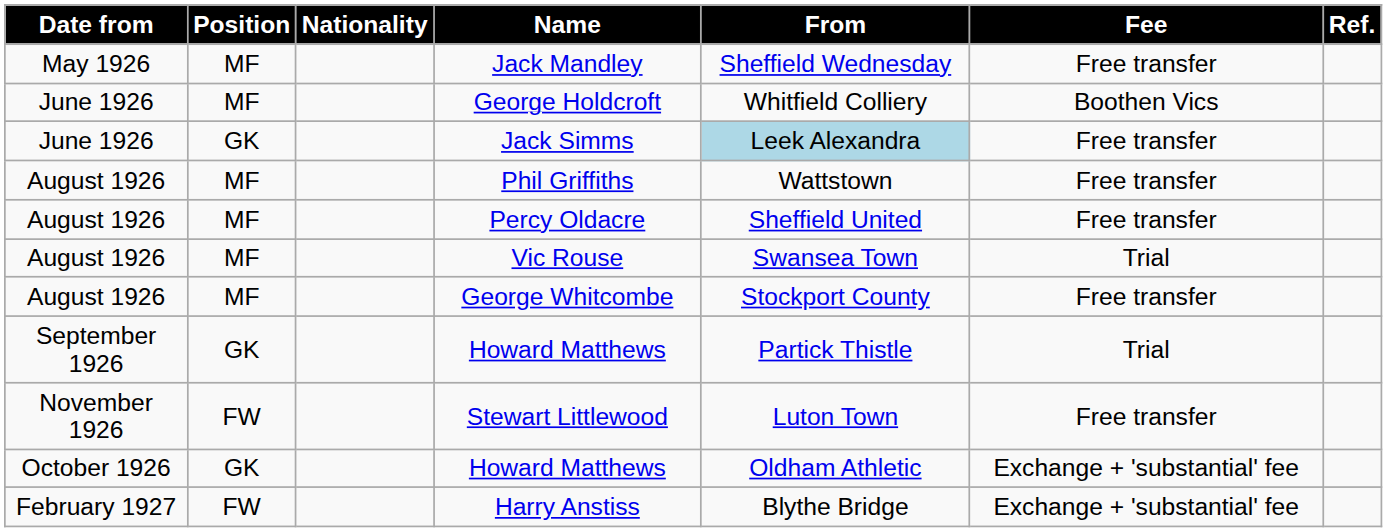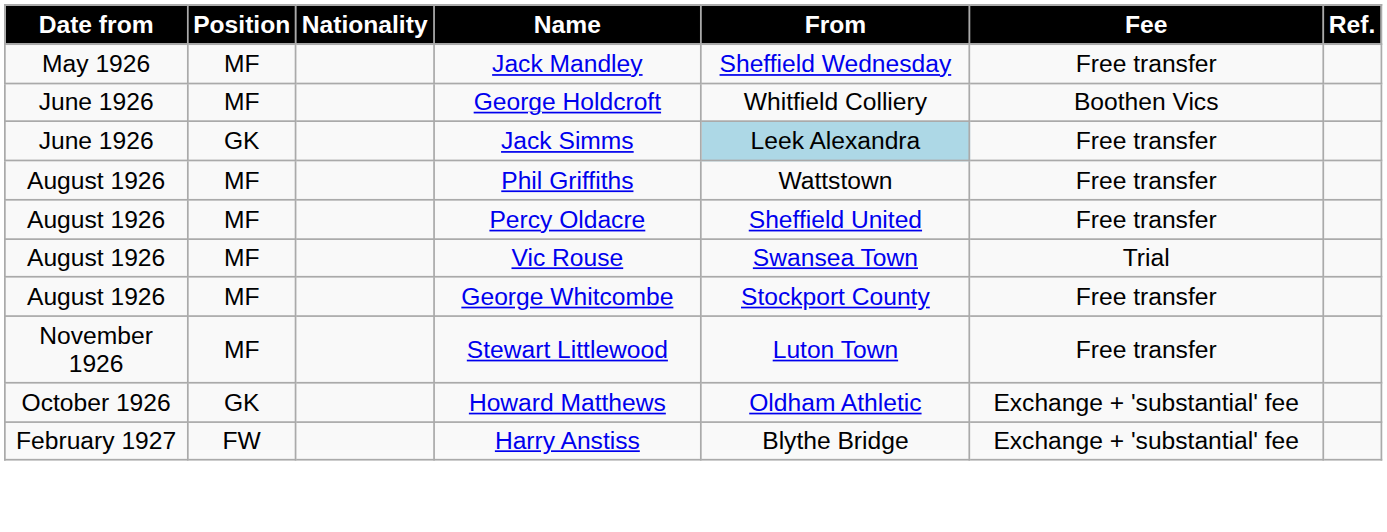- row: (96, 350)
(242, 416) FW -> (242, 350) MF
